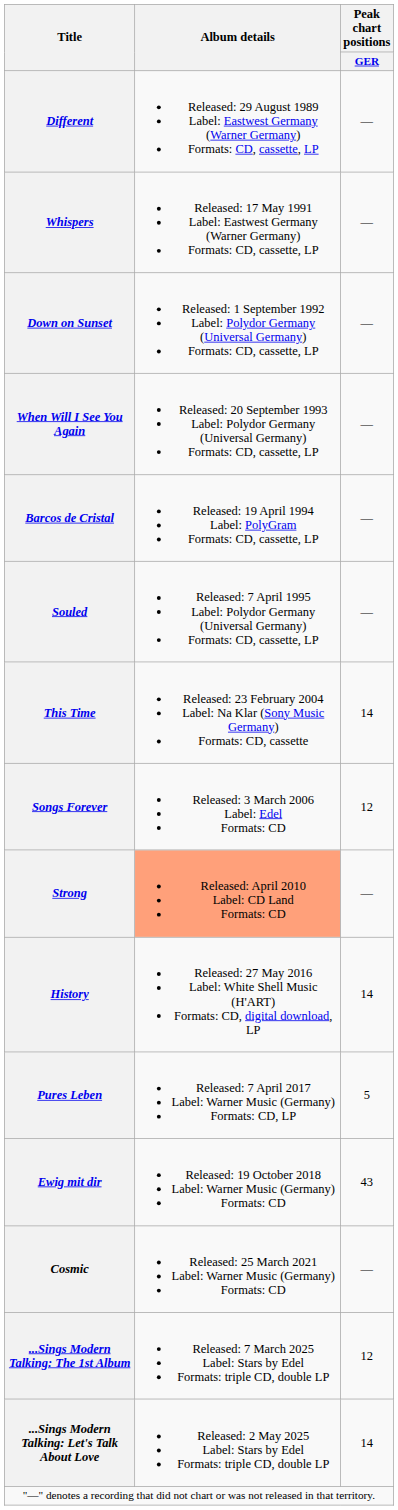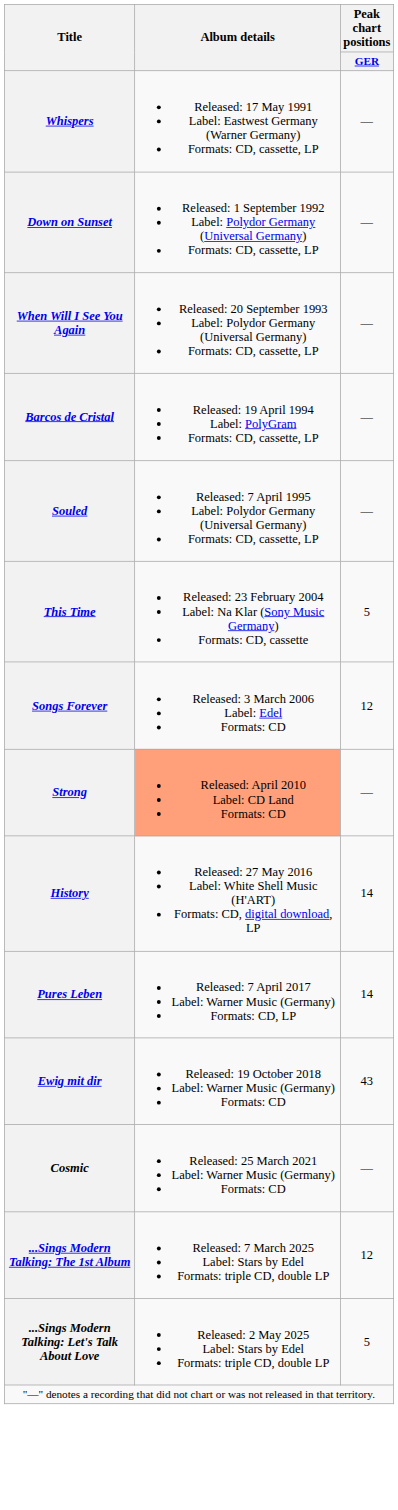- row: (70, 121)
(367, 712) 14 -> (367, 611) 5
(367, 1095) 5 -> (367, 994) 14
(367, 1442) 14 -> (367, 1341) 5
